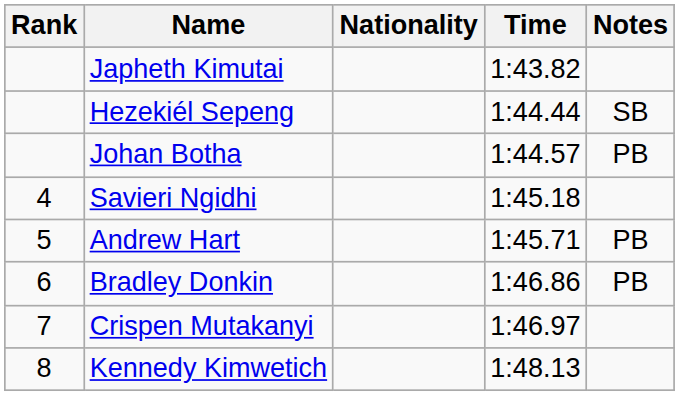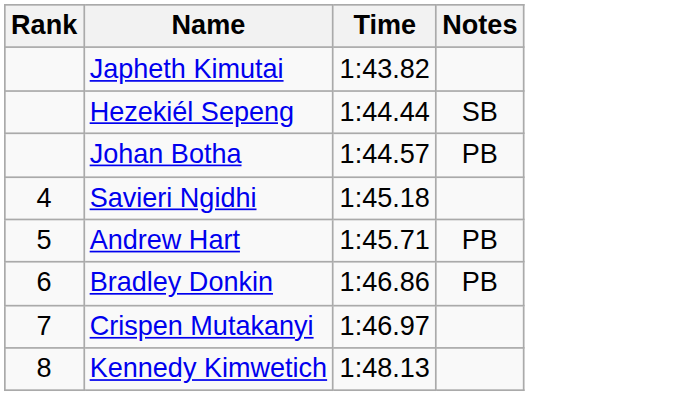- column: (409, 25)
